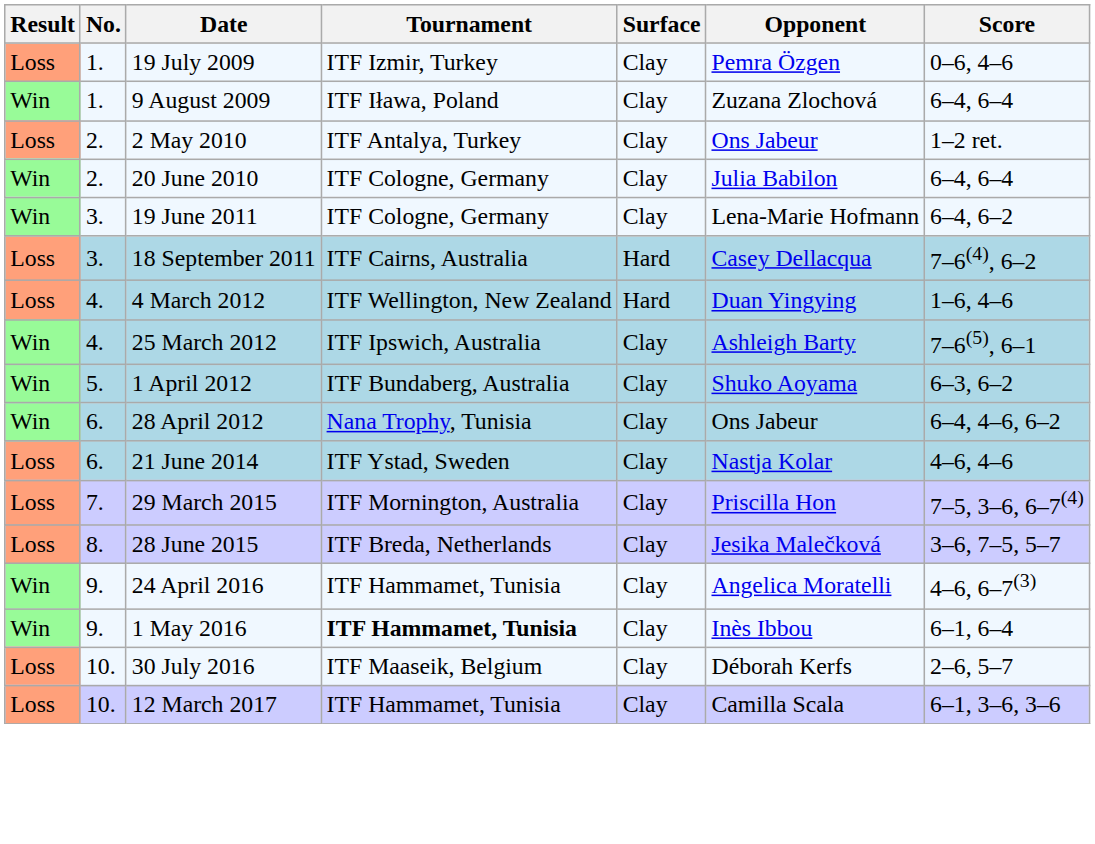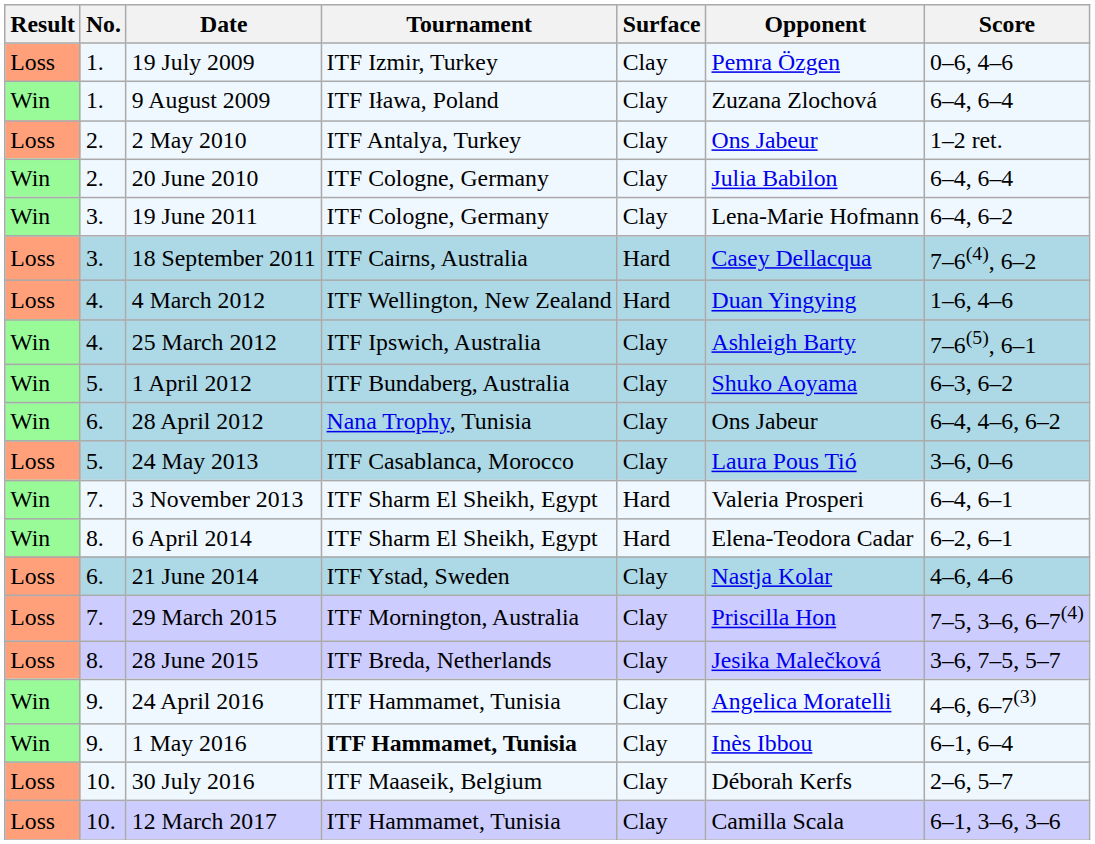+ row: (195, 459)
+ row: (218, 498)
+ row: (192, 537)
